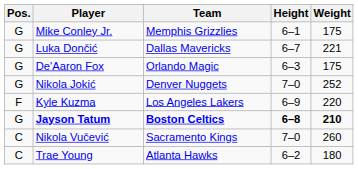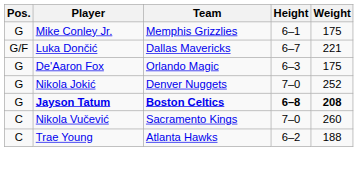(19, 48) G -> (19, 48) G/F
- row: (66, 102)
(332, 119) 210 -> (332, 102) 208
(332, 155) 180 -> (332, 137) 188
